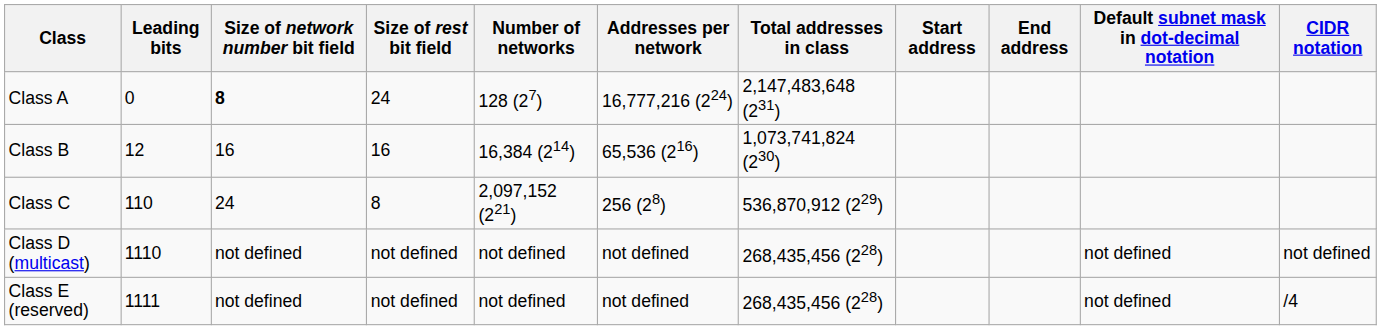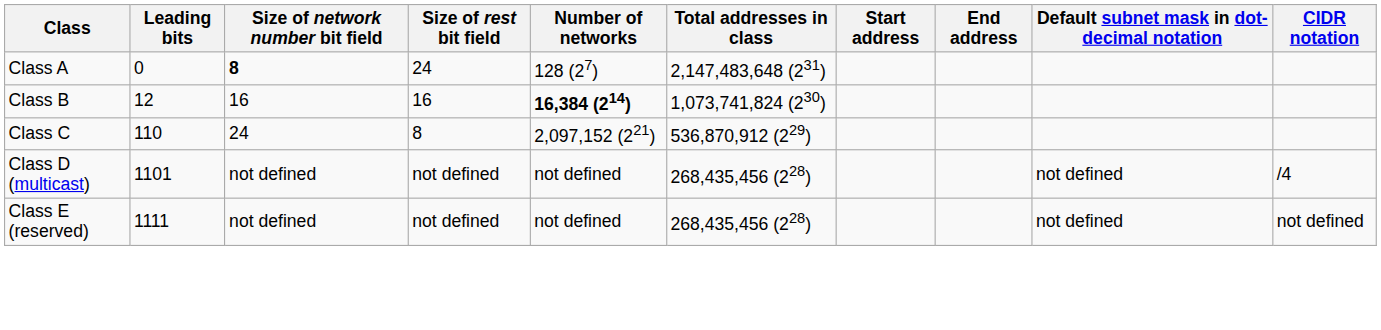- column: (668, 38)
(527, 150) normal -> (583, 101) bold
(143, 253) 1110 -> (153, 174) 1101
(1327, 253) not defined -> (1284, 174) /4
(1291, 301) /4 -> (1320, 221) not defined
